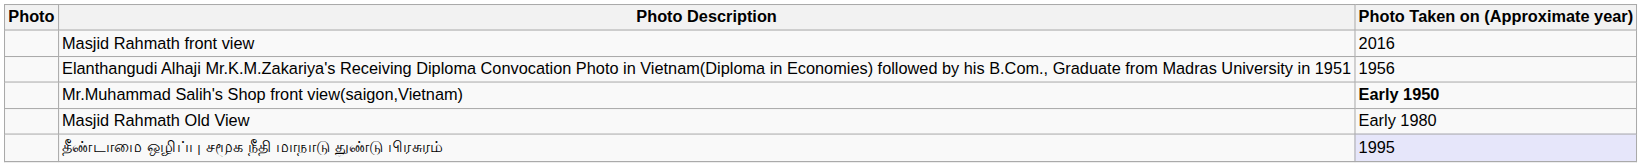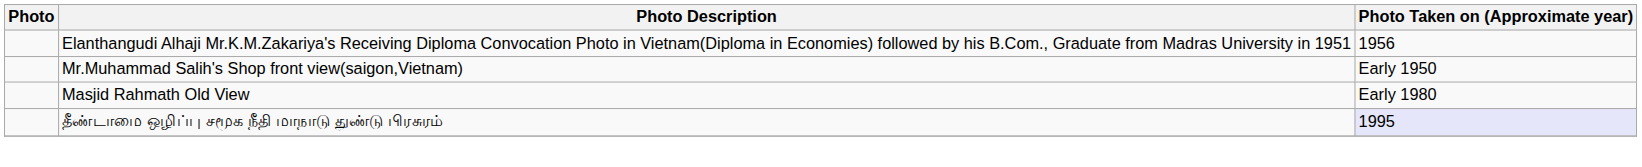- row: (158, 43)
(1399, 95) bold -> (1398, 69) normal
